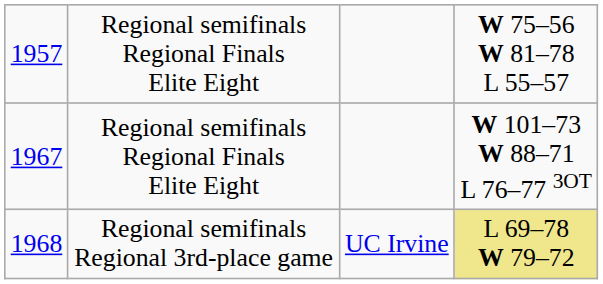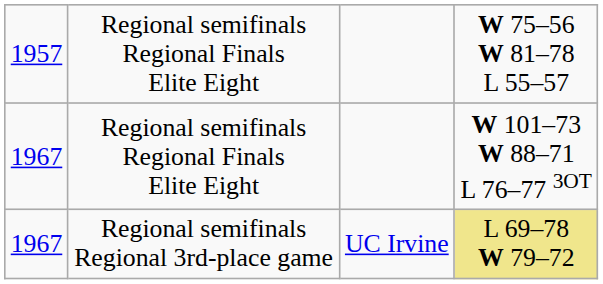(37, 244) 1968 -> (37, 244) 1967
